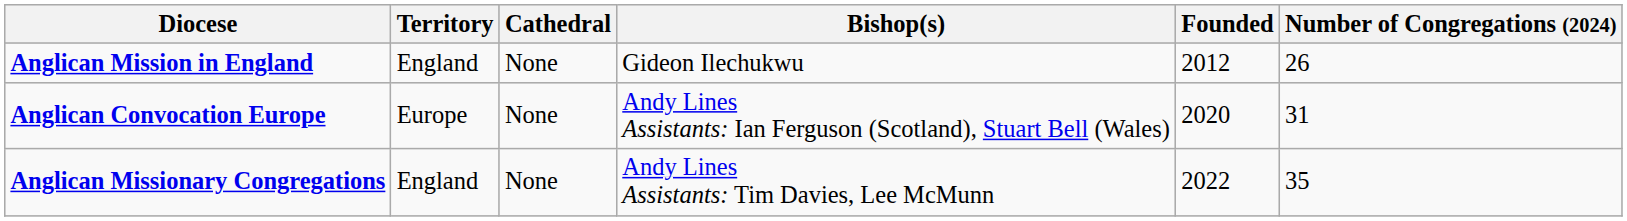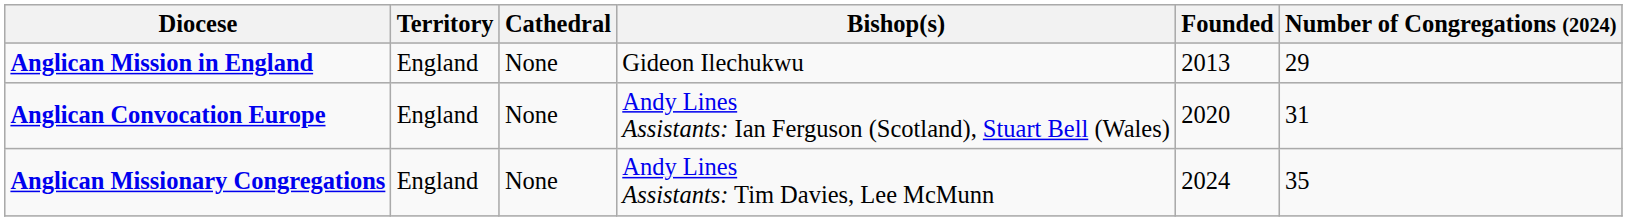(1206, 62) 2012 -> (1206, 62) 2013
(1297, 62) 26 -> (1297, 62) 29
(432, 115) Europe -> (437, 115) England
(1206, 181) 2022 -> (1206, 181) 2024
